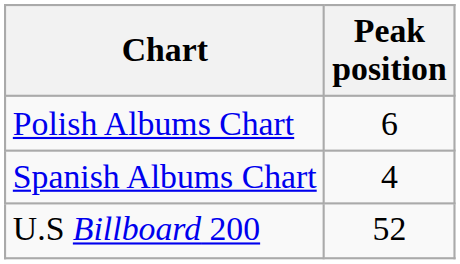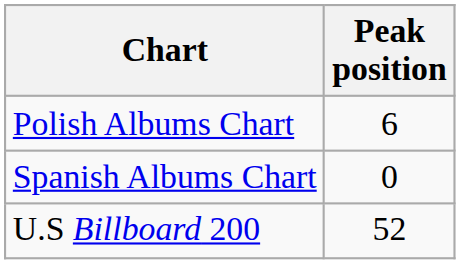(390, 176) 4 -> (390, 176) 0
